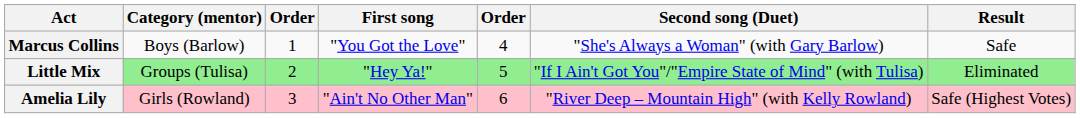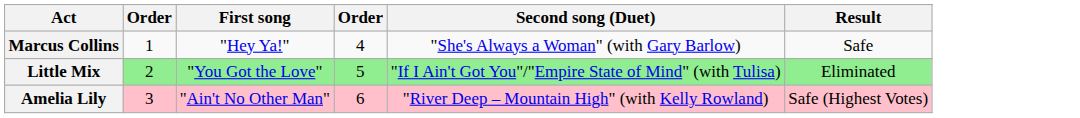- column: (194, 17)
(398, 44) "You Got the Love" -> (255, 44) "Hey Ya!"
(398, 71) "Hey Ya!" -> (255, 71) "You Got the Love"
